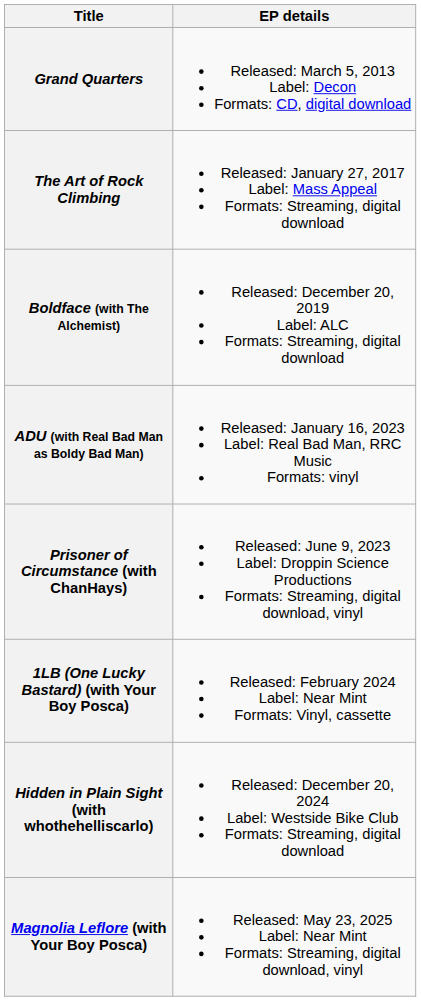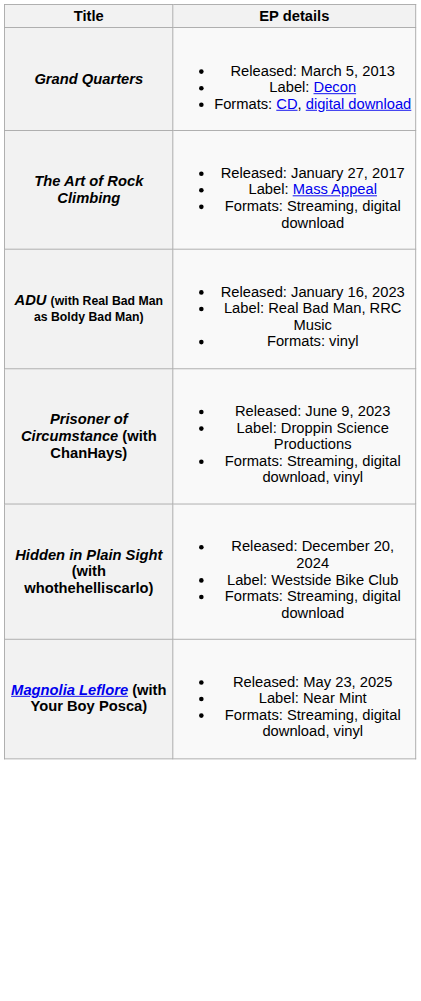- row: (89, 317)
- row: (89, 690)
